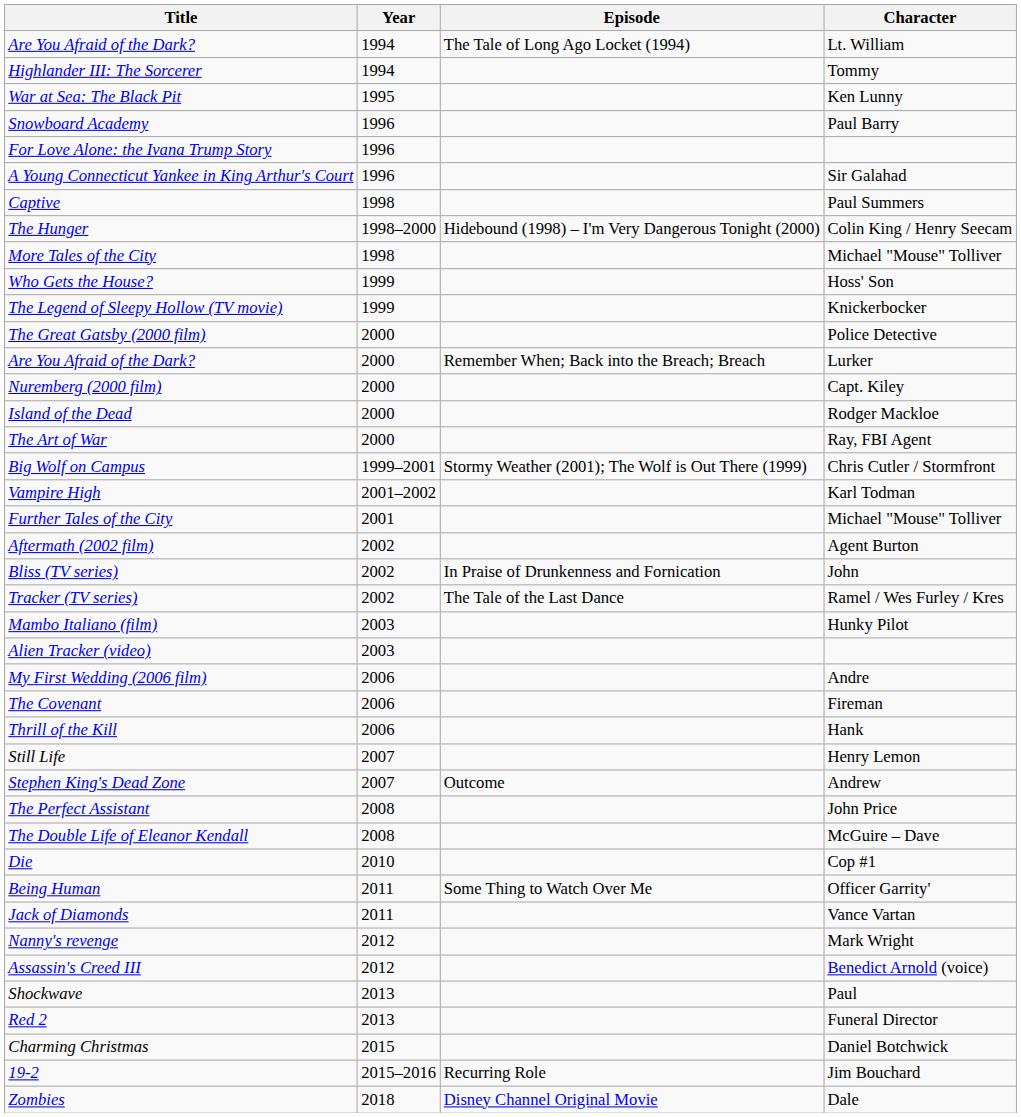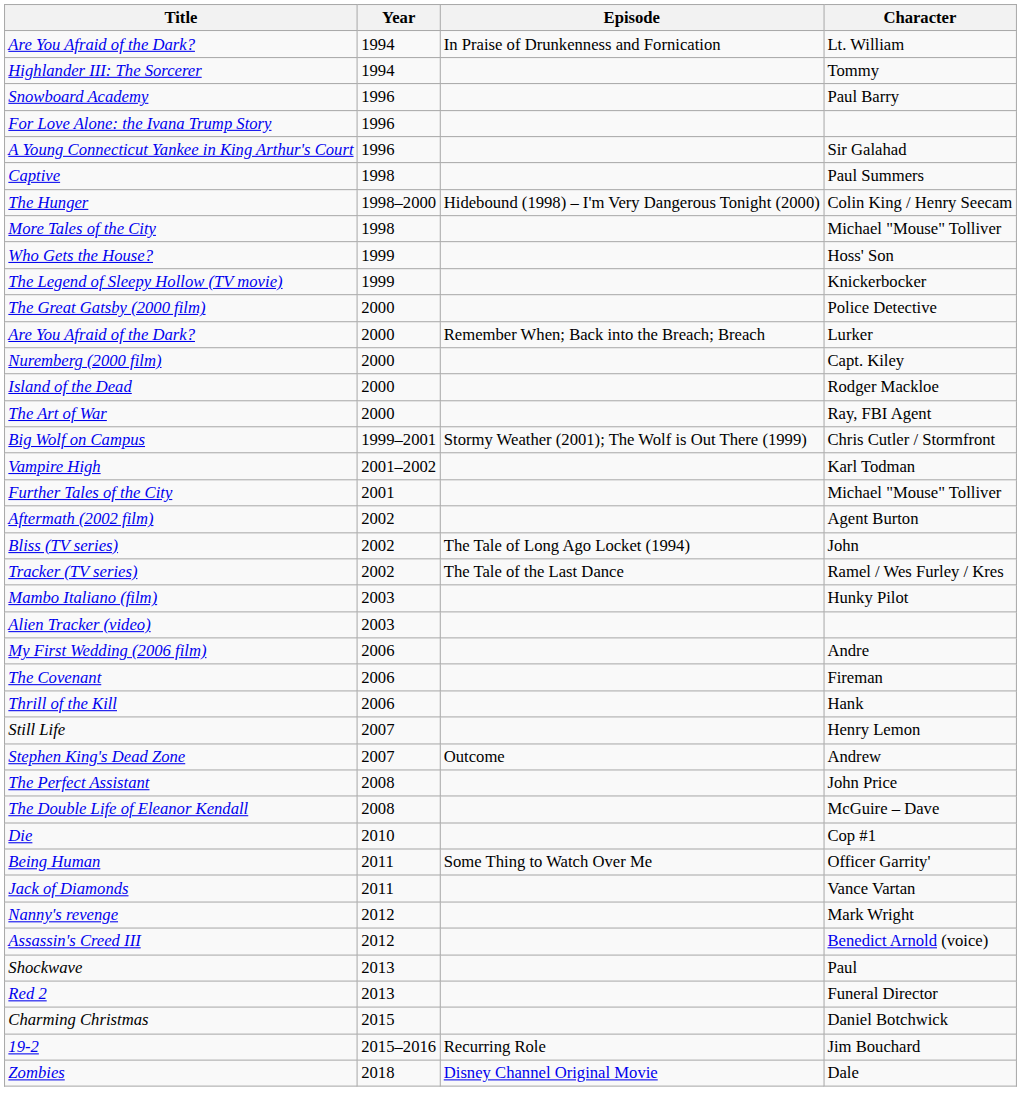(567, 44) The Tale of Long Ago Locket (1994) -> (582, 44) In Praise of Drunkenness and Fornication
- row: (95, 96)
(582, 571) In Praise of Drunkenness and Fornication -> (567, 545) The Tale of Long Ago Locket (1994)
